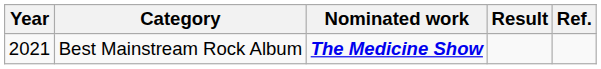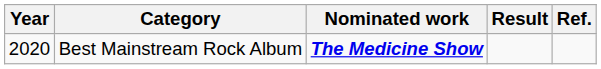(30, 48) 2021 -> (30, 48) 2020
